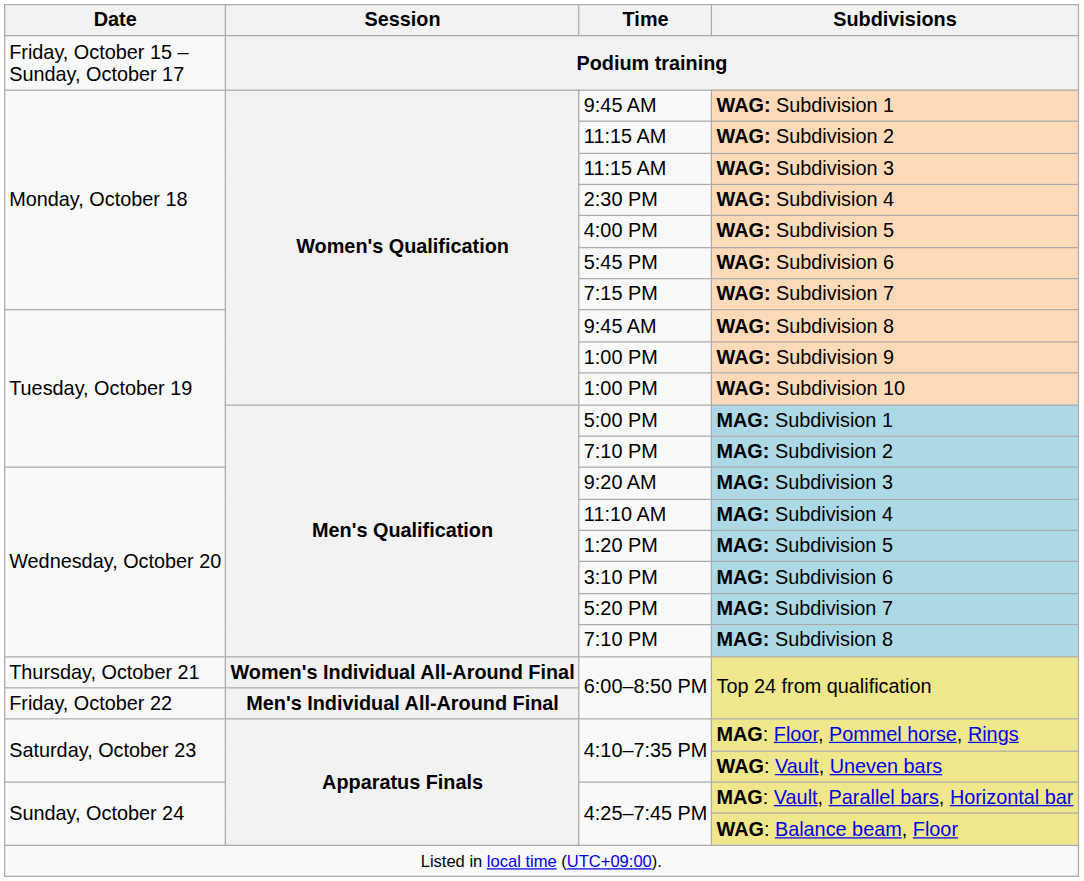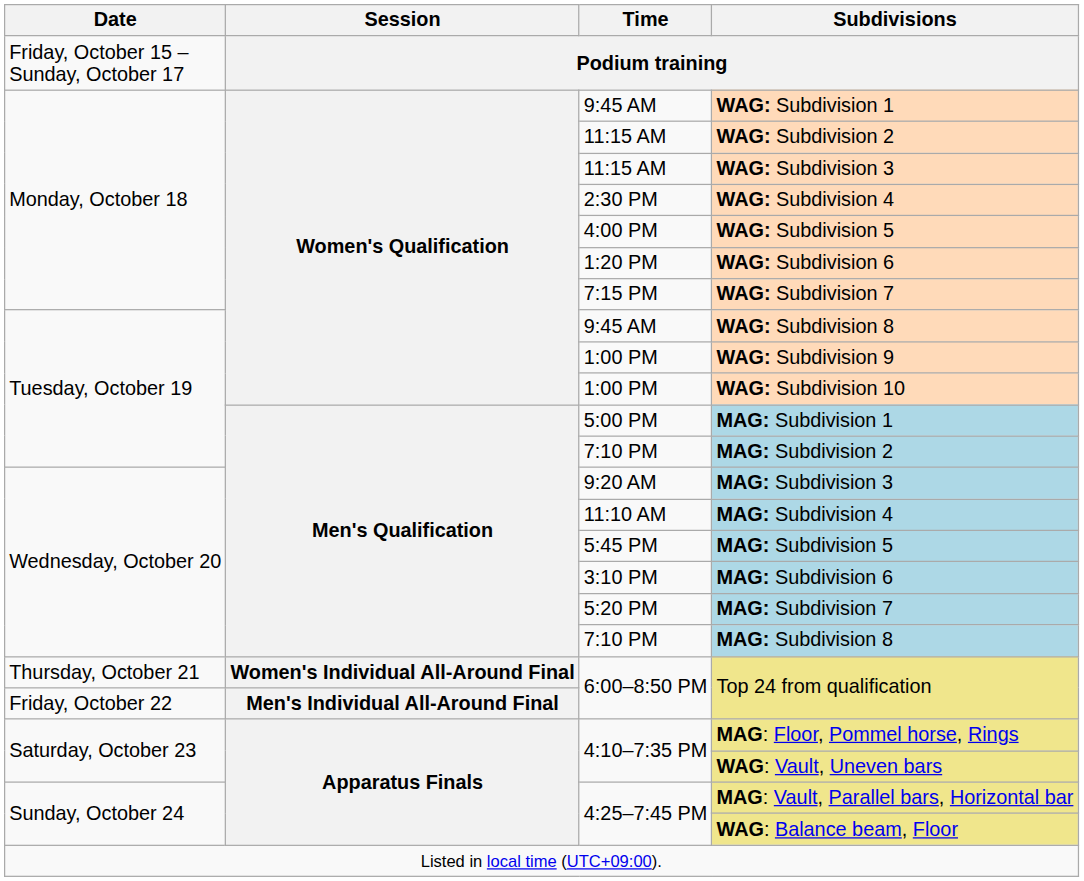(621, 262) 5:45 PM -> (621, 262) 1:20 PM
(621, 545) 1:20 PM -> (621, 545) 5:45 PM
